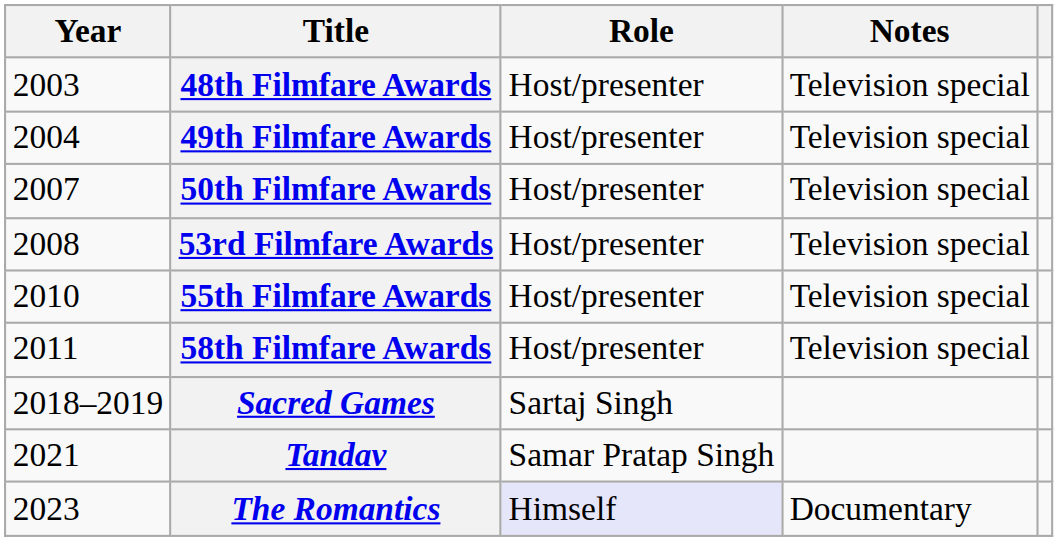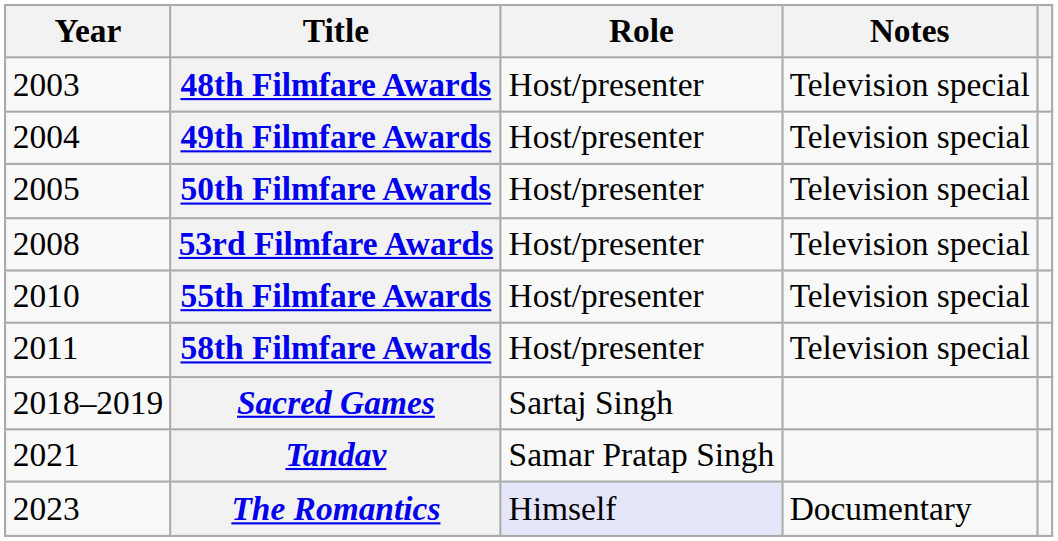(46, 190) 2007 -> (46, 190) 2005
